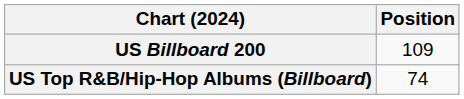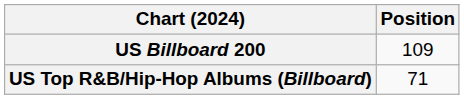(418, 79) 74 -> (418, 79) 71
